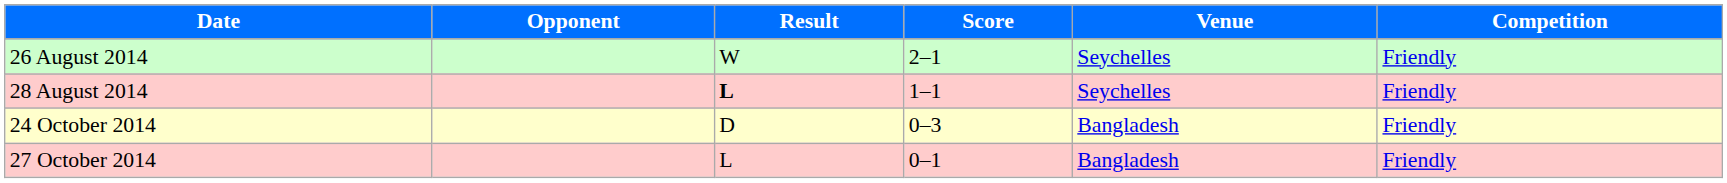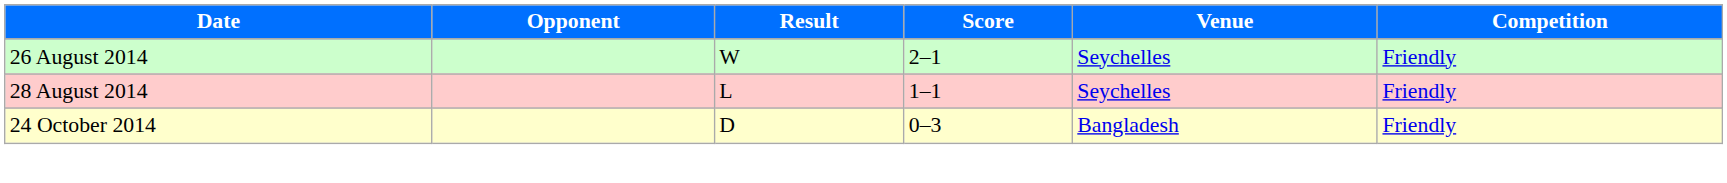(727, 90) bold -> (726, 90) normal
- row: (83, 159)
